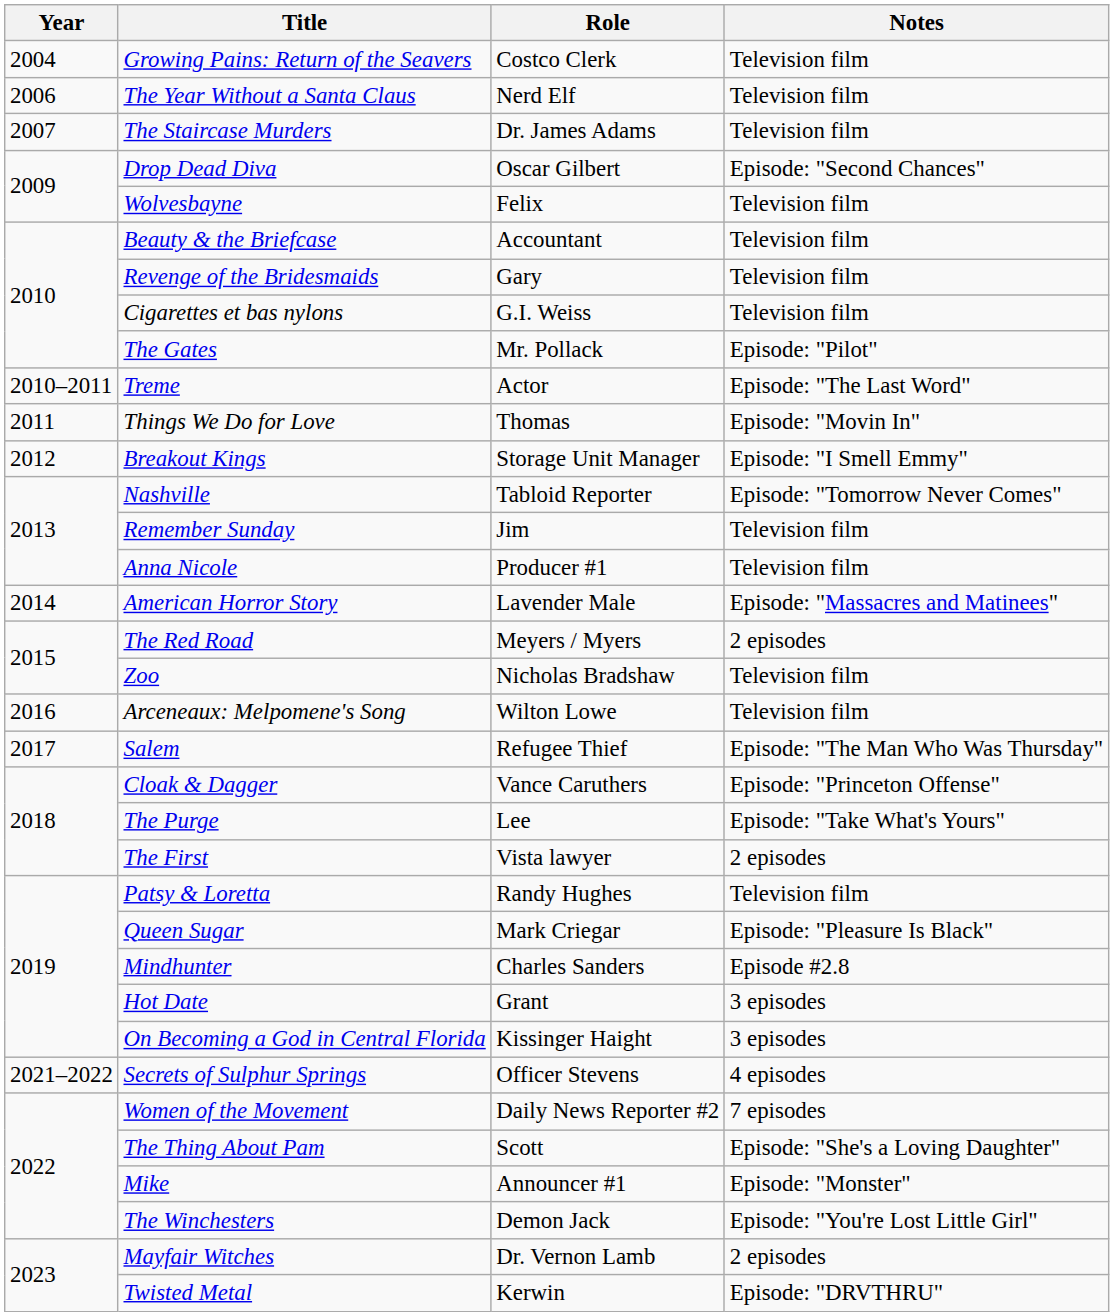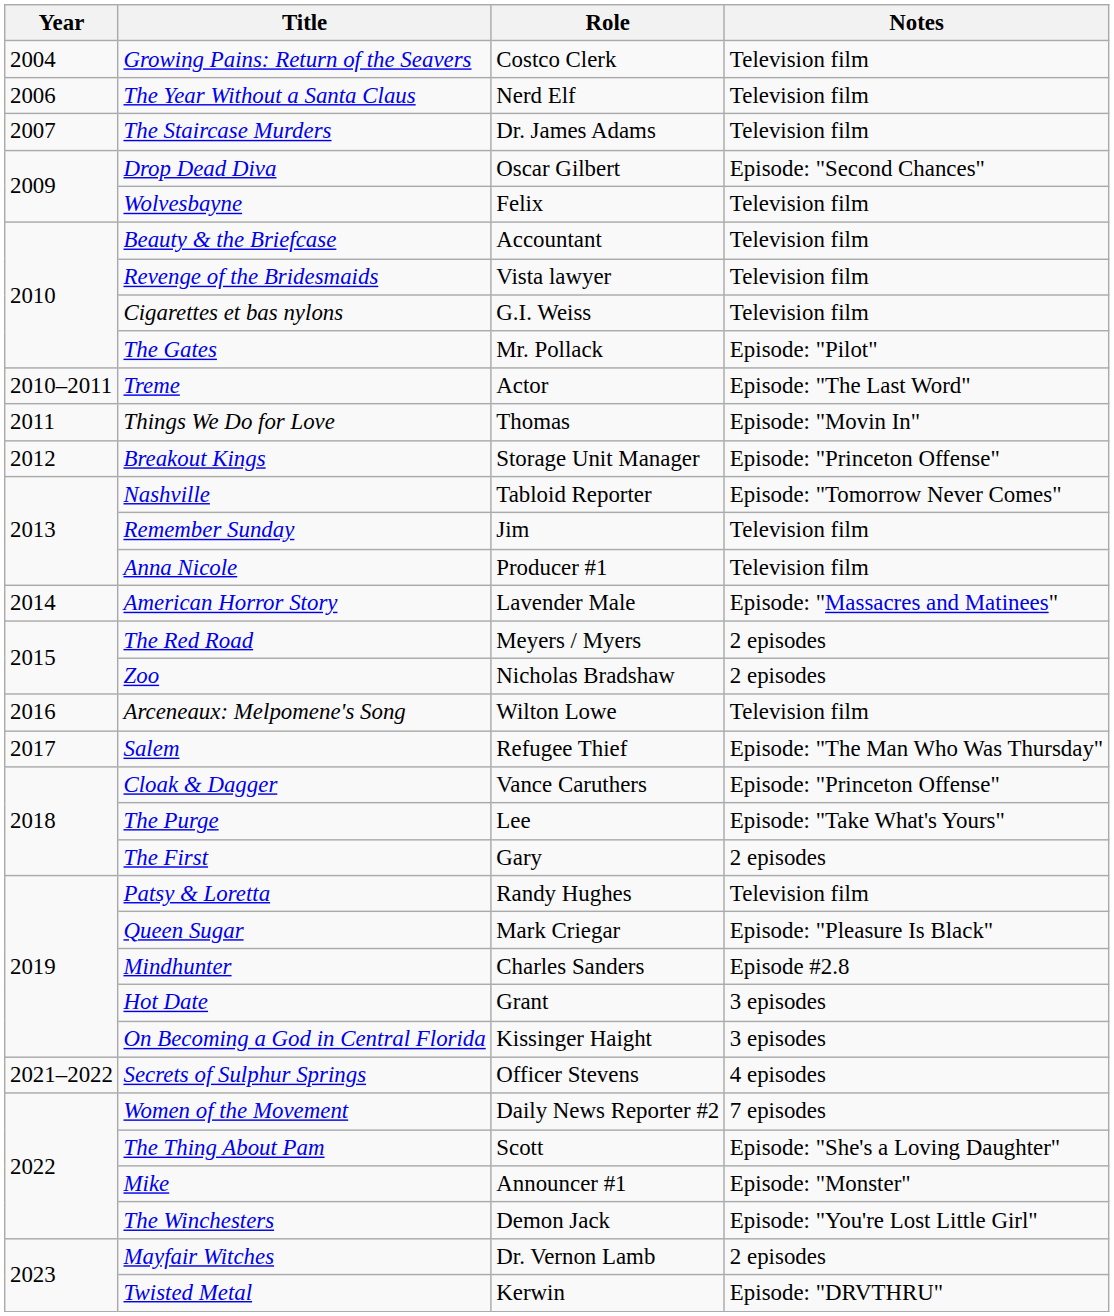(519, 276) Gary -> (554, 276) Vista lawyer
(849, 458) Episode: "I Smell Emmy" -> (865, 458) Episode: "Princeton Offense"
(799, 675) Television film -> (778, 675) 2 episodes
(554, 857) Vista lawyer -> (519, 857) Gary
